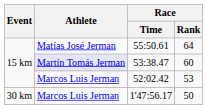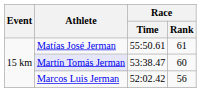(189, 46) 64 -> (182, 46) 61
(189, 79) 53 -> (182, 79) 56
- row: (151, 96)
